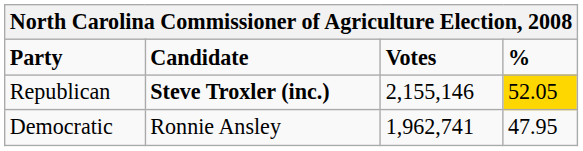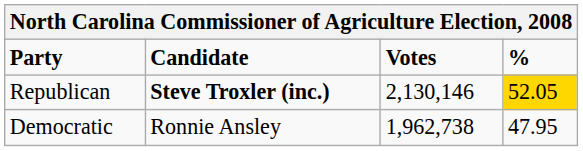(430, 92) 2,155,146 -> (430, 92) 2,130,146
(430, 127) 1,962,741 -> (430, 127) 1,962,738
